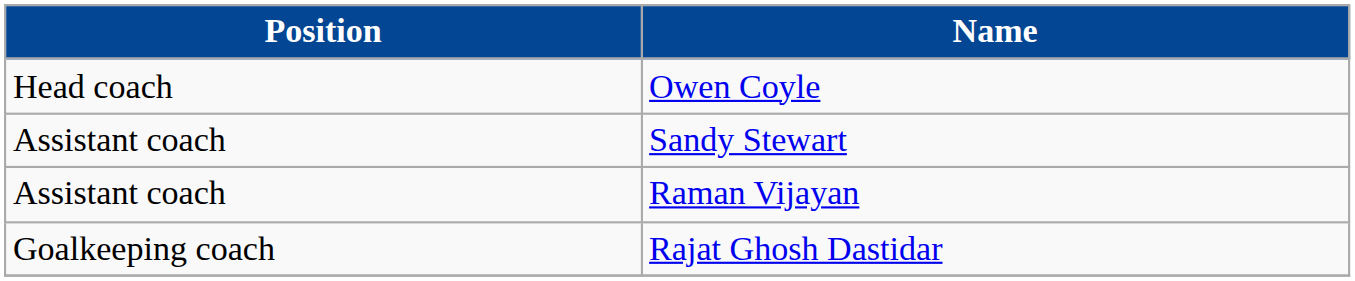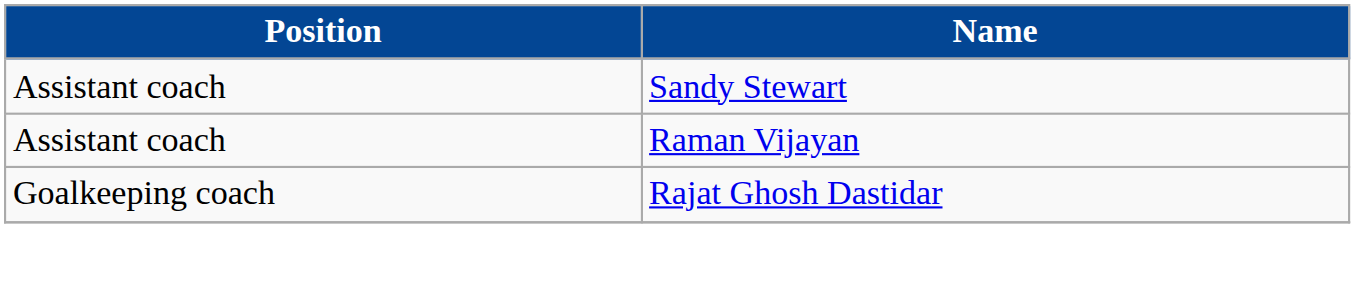- row: (735, 85)
